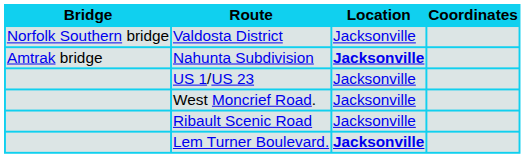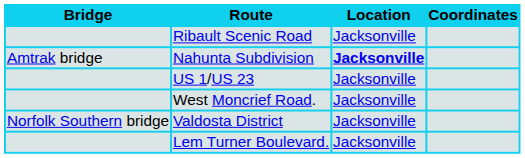rows swapped: (228, 36) <-> (243, 121)
(379, 142) bold -> (374, 142) normal
